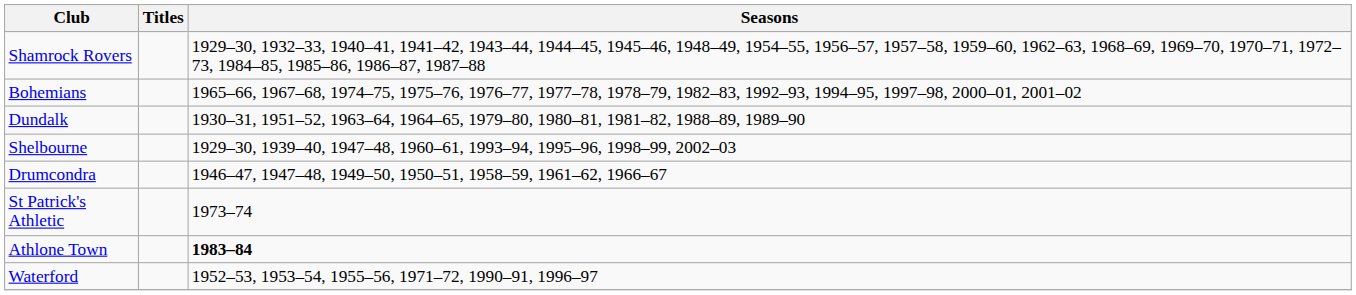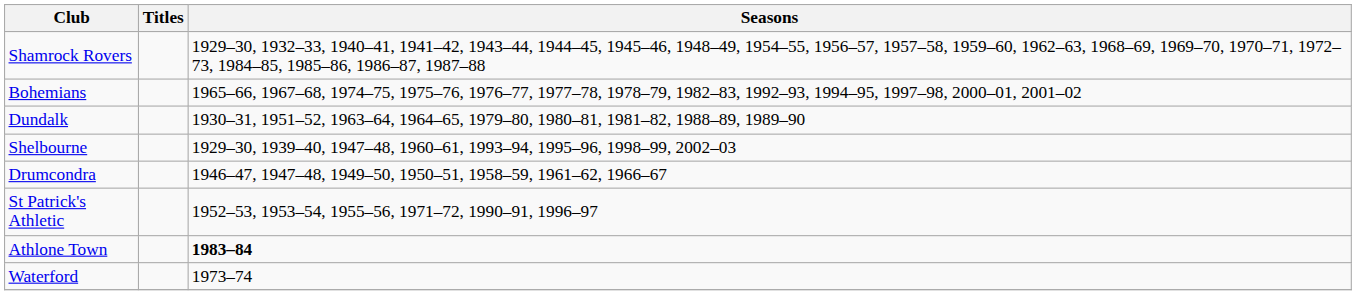(222, 211) 1973–74 -> (395, 211) 1952–53, 1953–54, 1955–56, 1971–72, 1990–91, 1996–97
(395, 276) 1952–53, 1953–54, 1955–56, 1971–72, 1990–91, 1996–97 -> (222, 276) 1973–74
